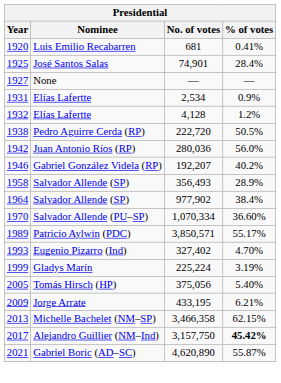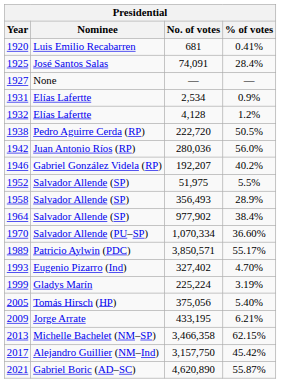(193, 64) 74,901 -> (193, 64) 74,091
+ row: (18, 183)
(249, 336) bold -> (249, 353) normal
